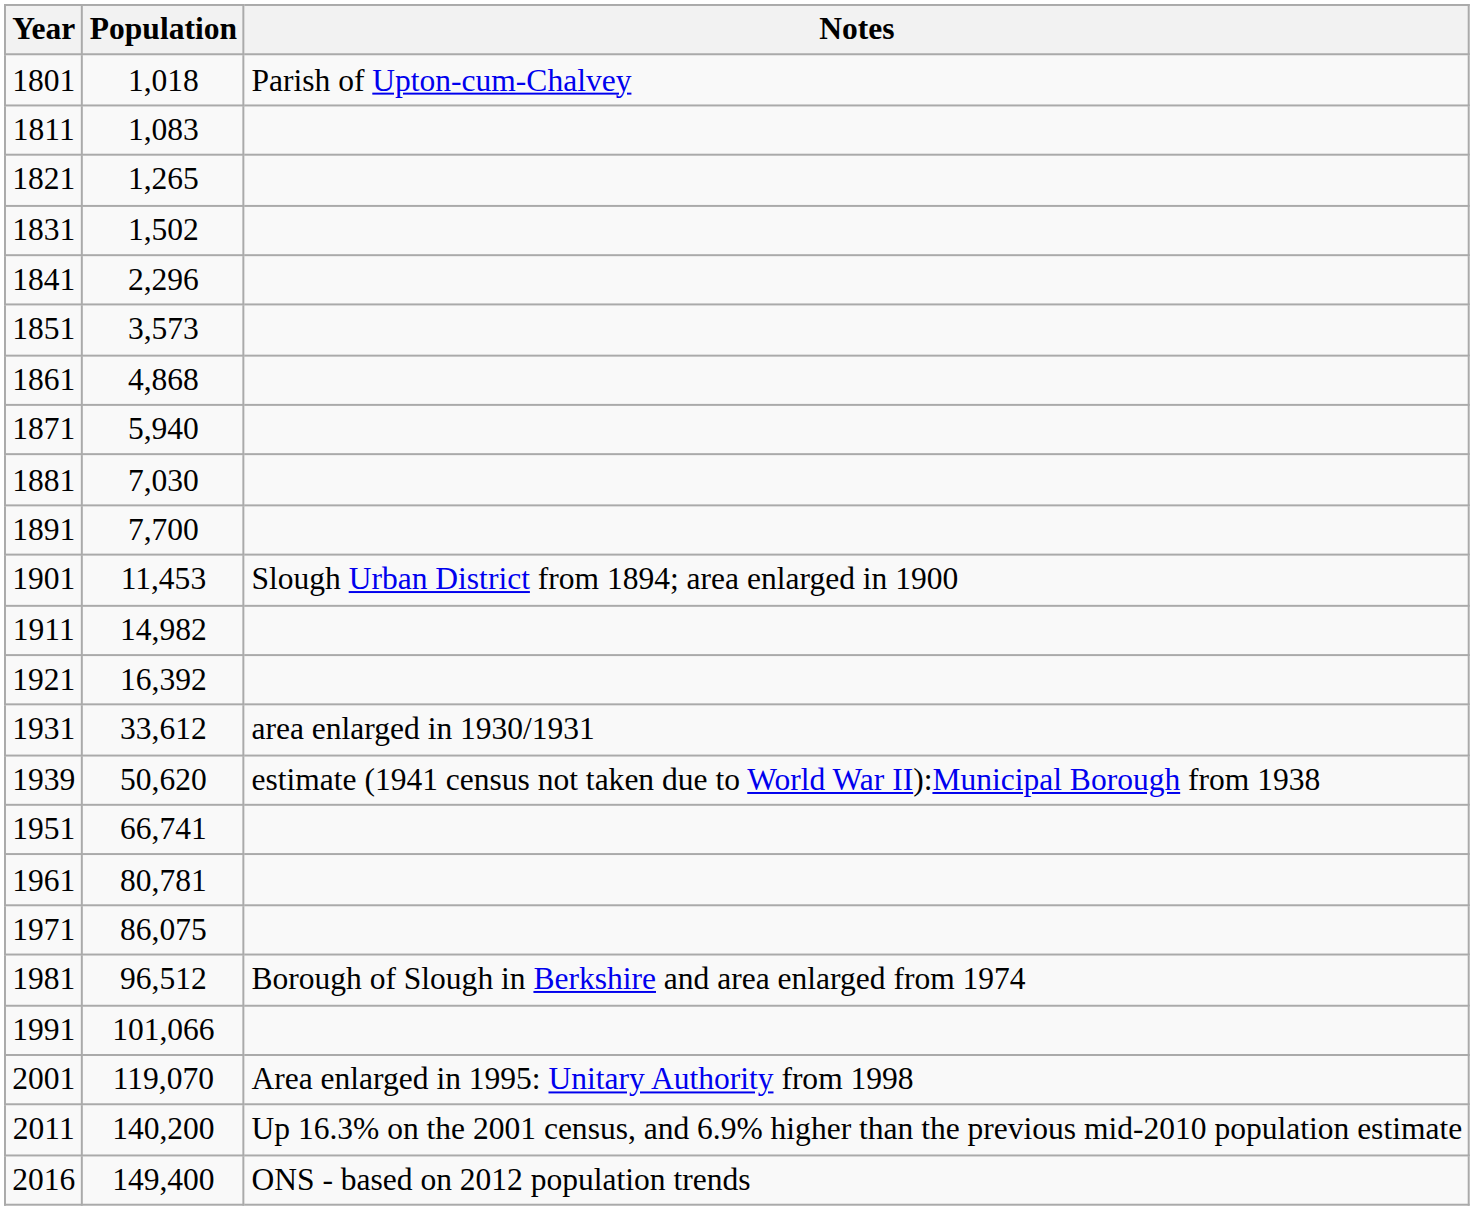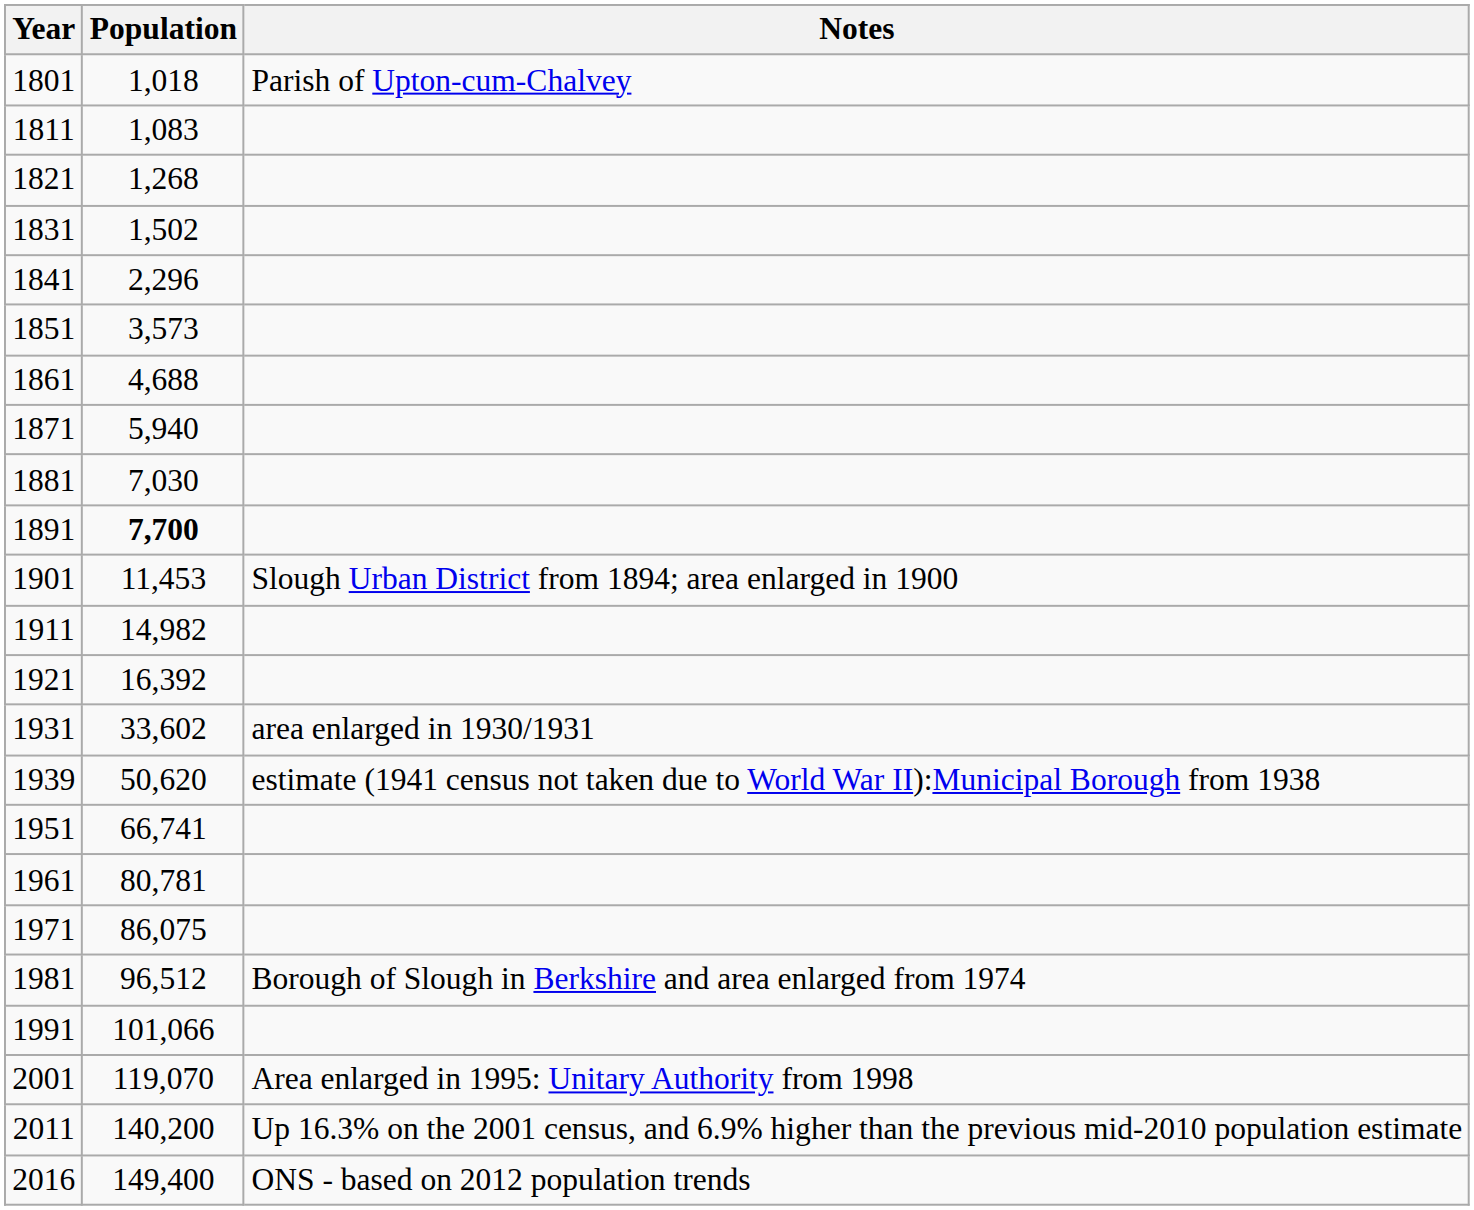(163, 179) 1,265 -> (163, 179) 1,268
(163, 379) 4,868 -> (163, 379) 4,688
(163, 529) normal -> (163, 529) bold
(163, 729) 33,612 -> (163, 729) 33,602
